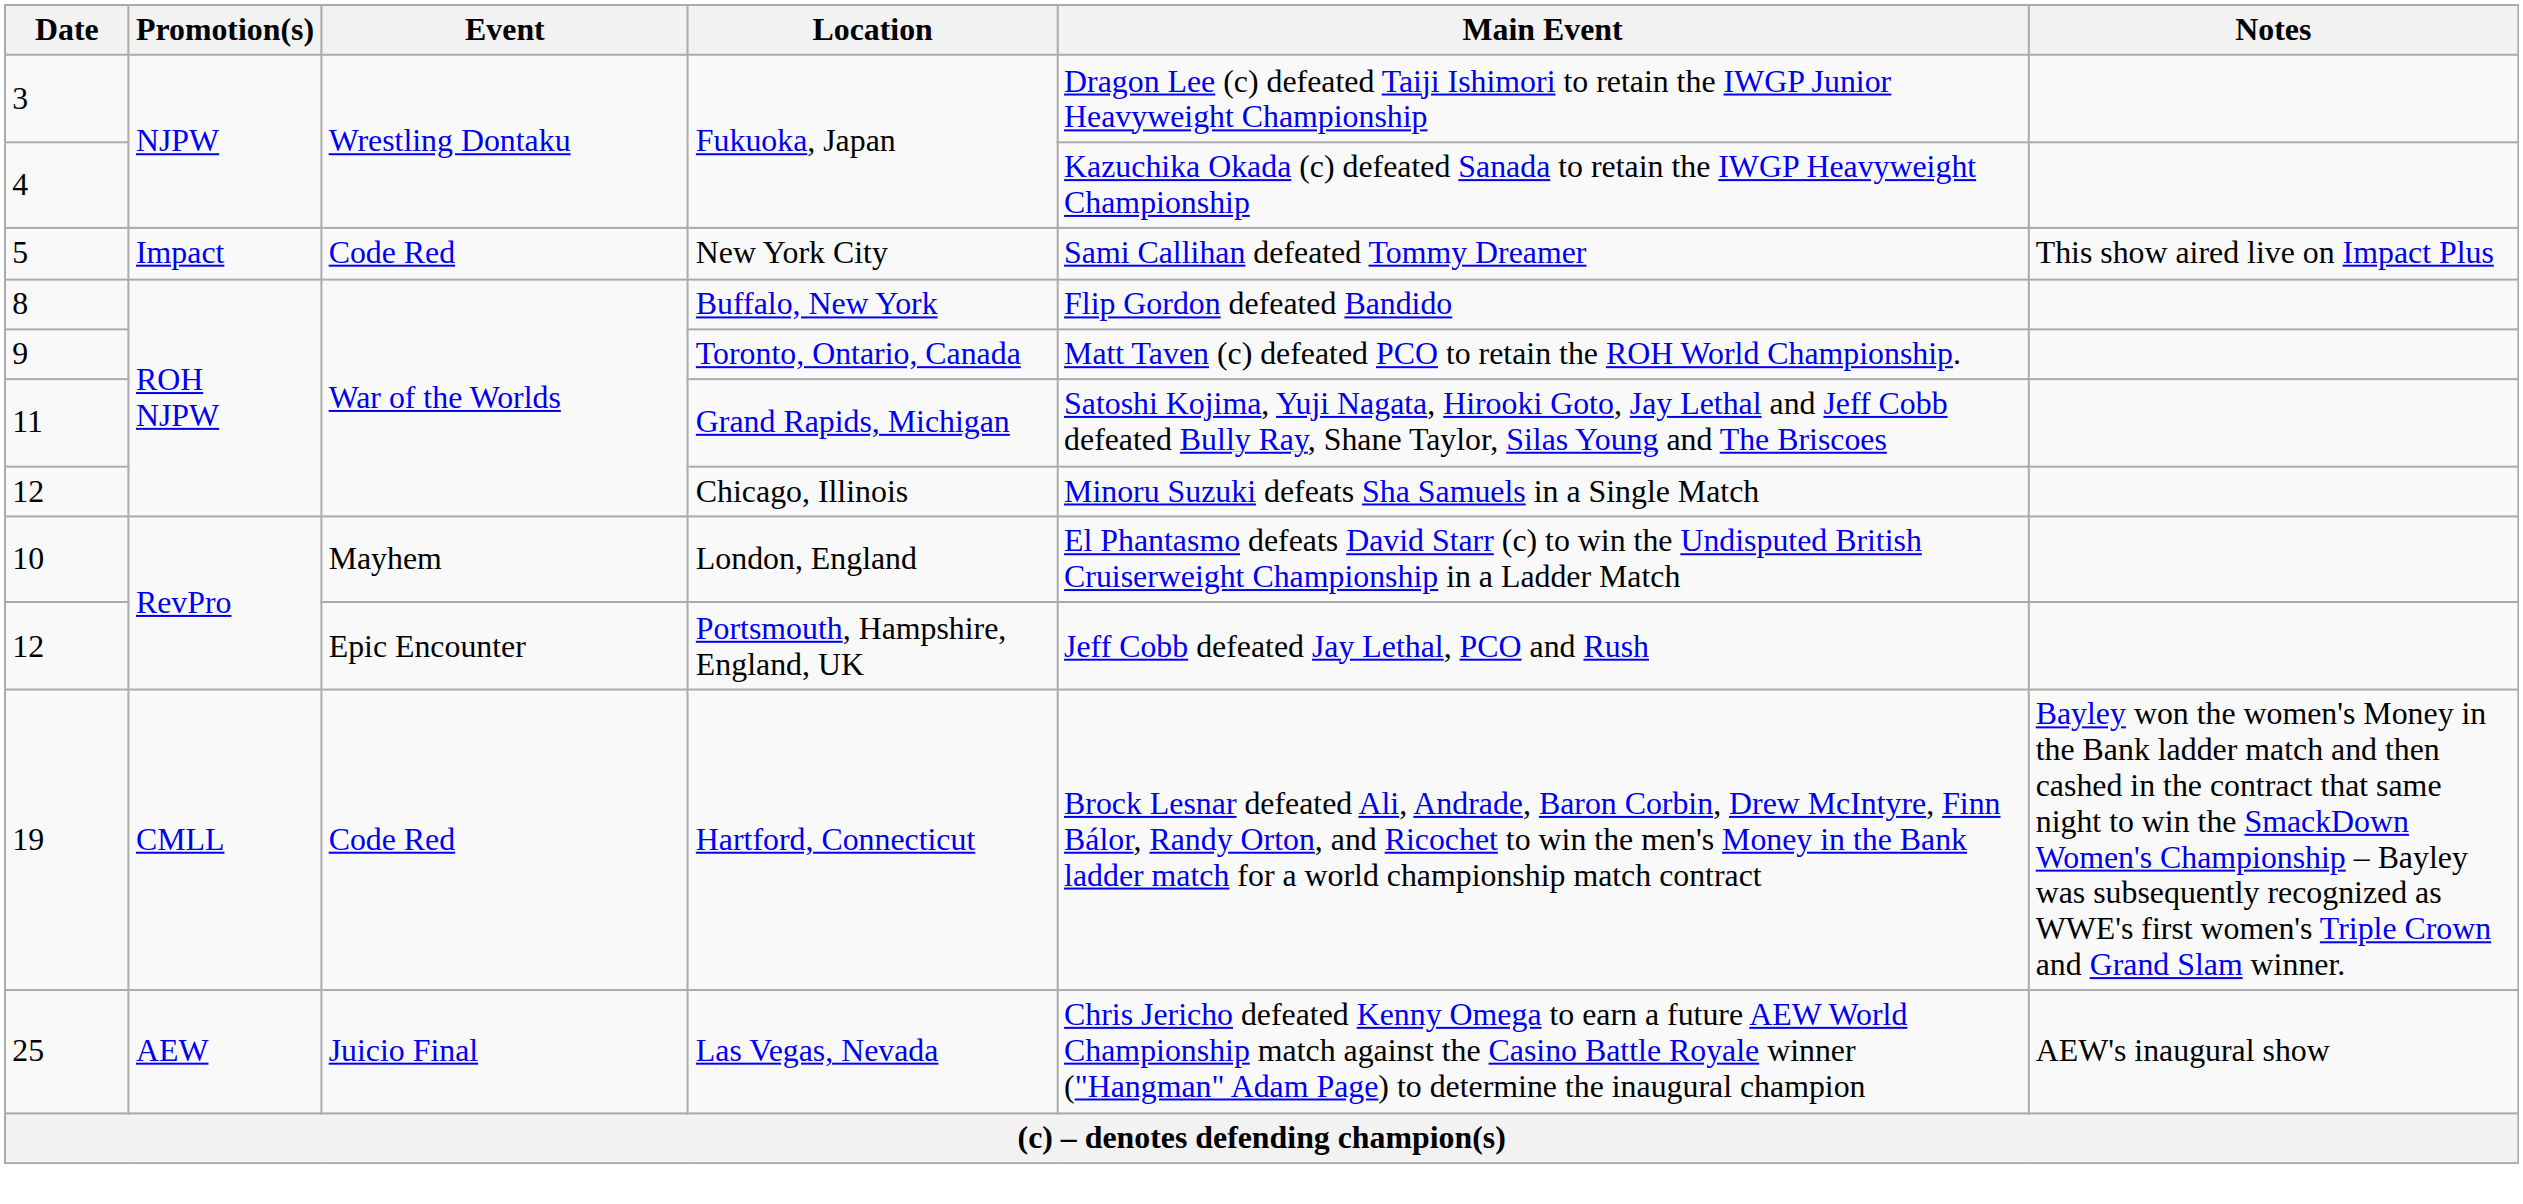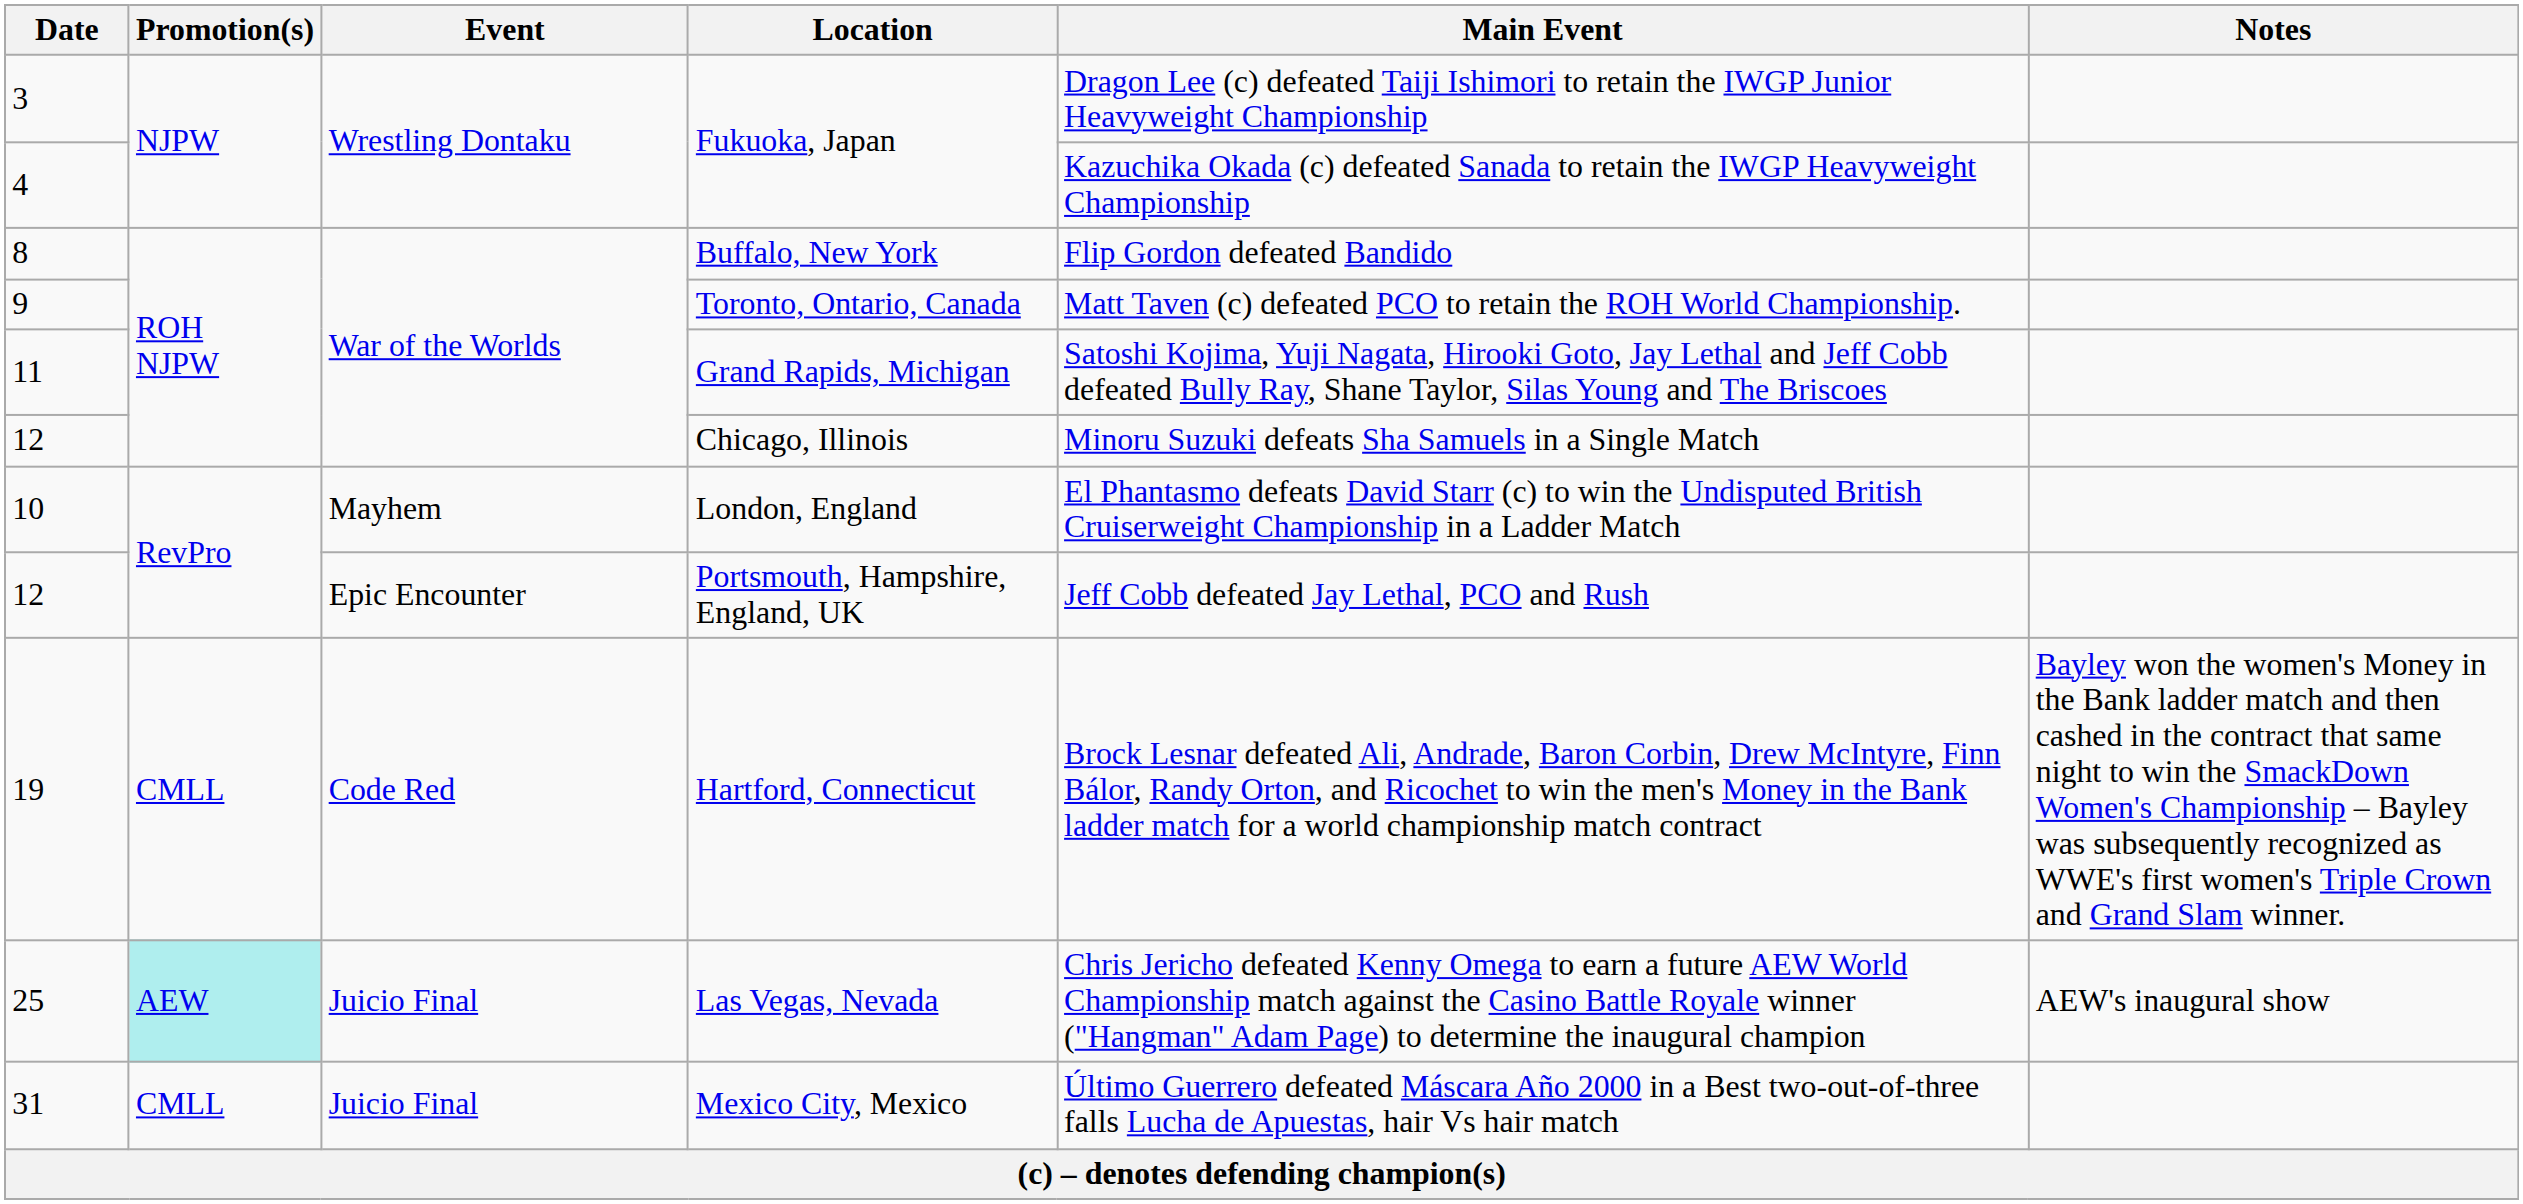- row: (20, 252)
(172, 1050) no background -> (172, 1000) paleturquoise background
+ row: (28, 1104)
